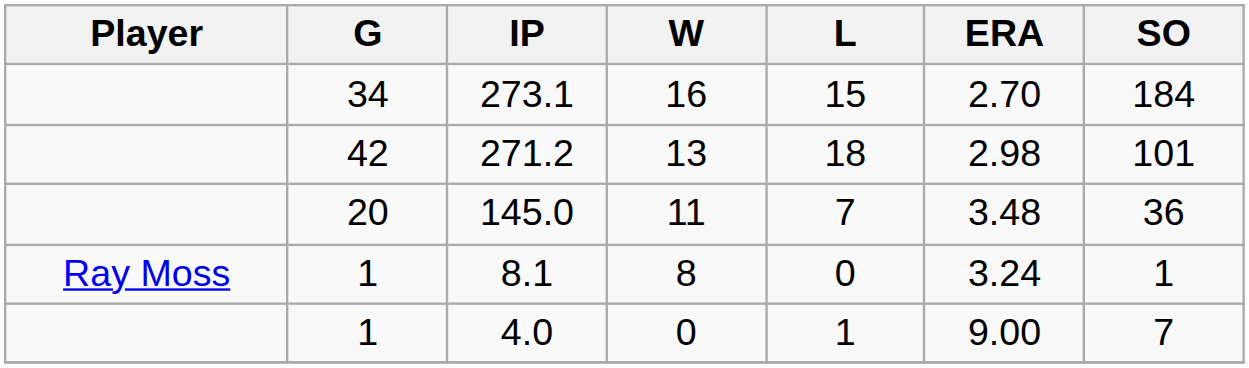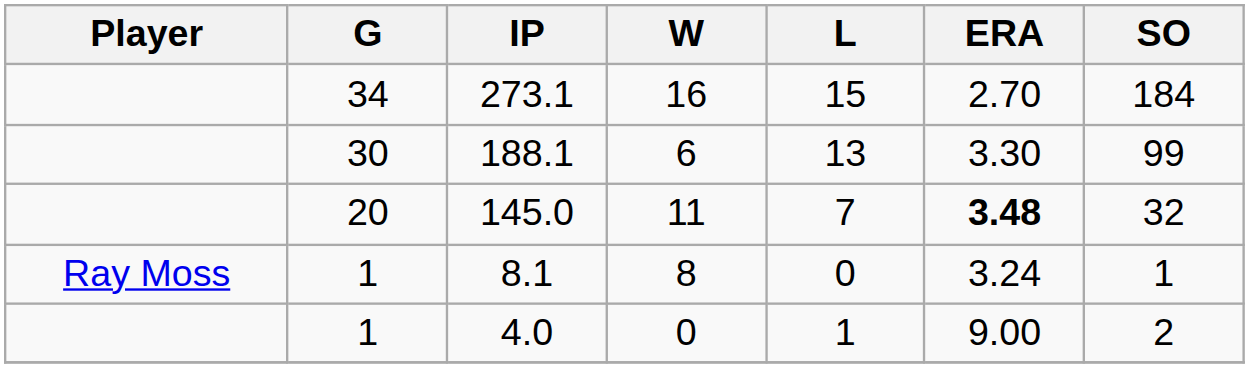- row: (527, 153)
+ row: (527, 153)
(1005, 213) normal -> (1005, 213) bold
(1164, 213) 36 -> (1164, 213) 32
(1164, 332) 7 -> (1164, 332) 2
